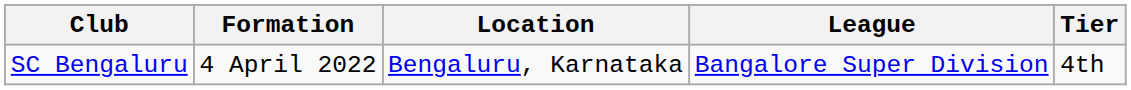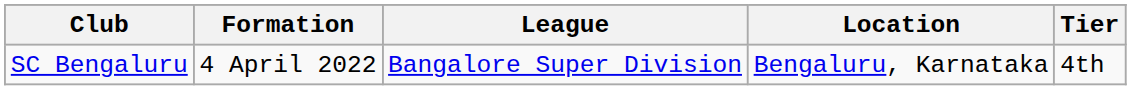columns swapped: (536, 25) <-> (872, 25)
